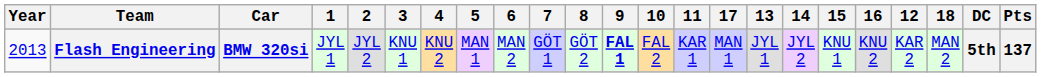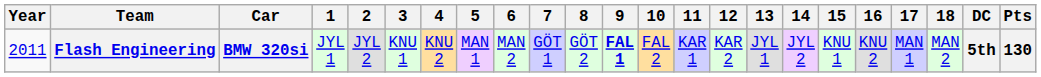columns swapped: (909, 17) <-> (728, 17)
(28, 51) 2013 -> (28, 51) 2011
(1018, 51) 137 -> (1018, 51) 130
